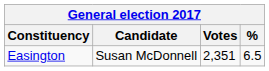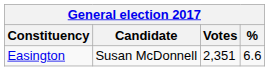(252, 55) 6.5 -> (252, 55) 6.6
